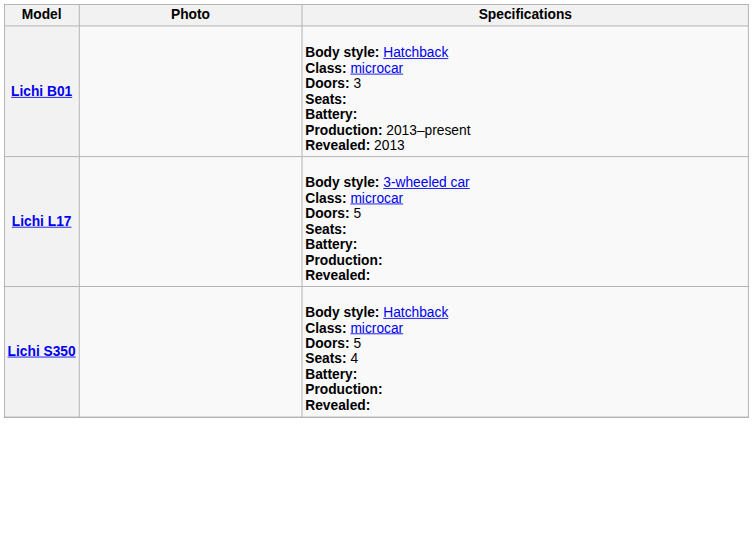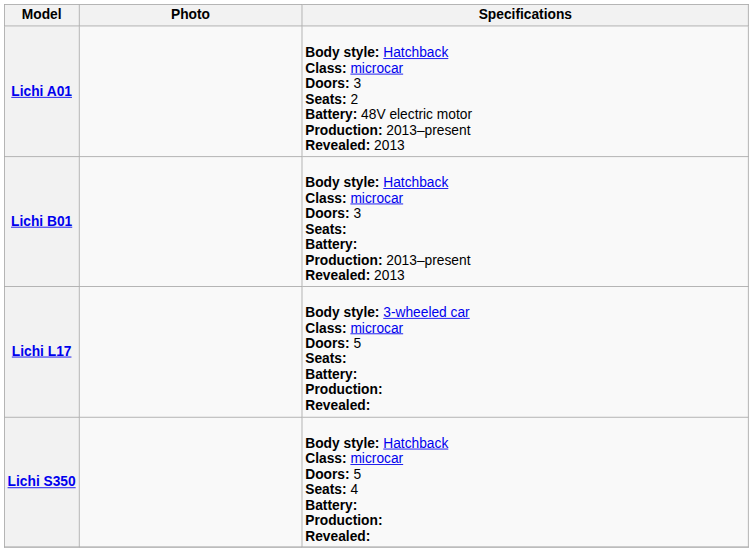+ row: (42, 91)
